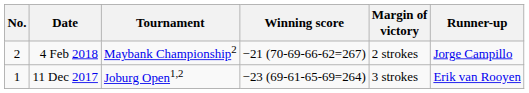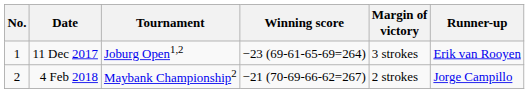rows swapped: (65, 77) <-> (69, 53)
